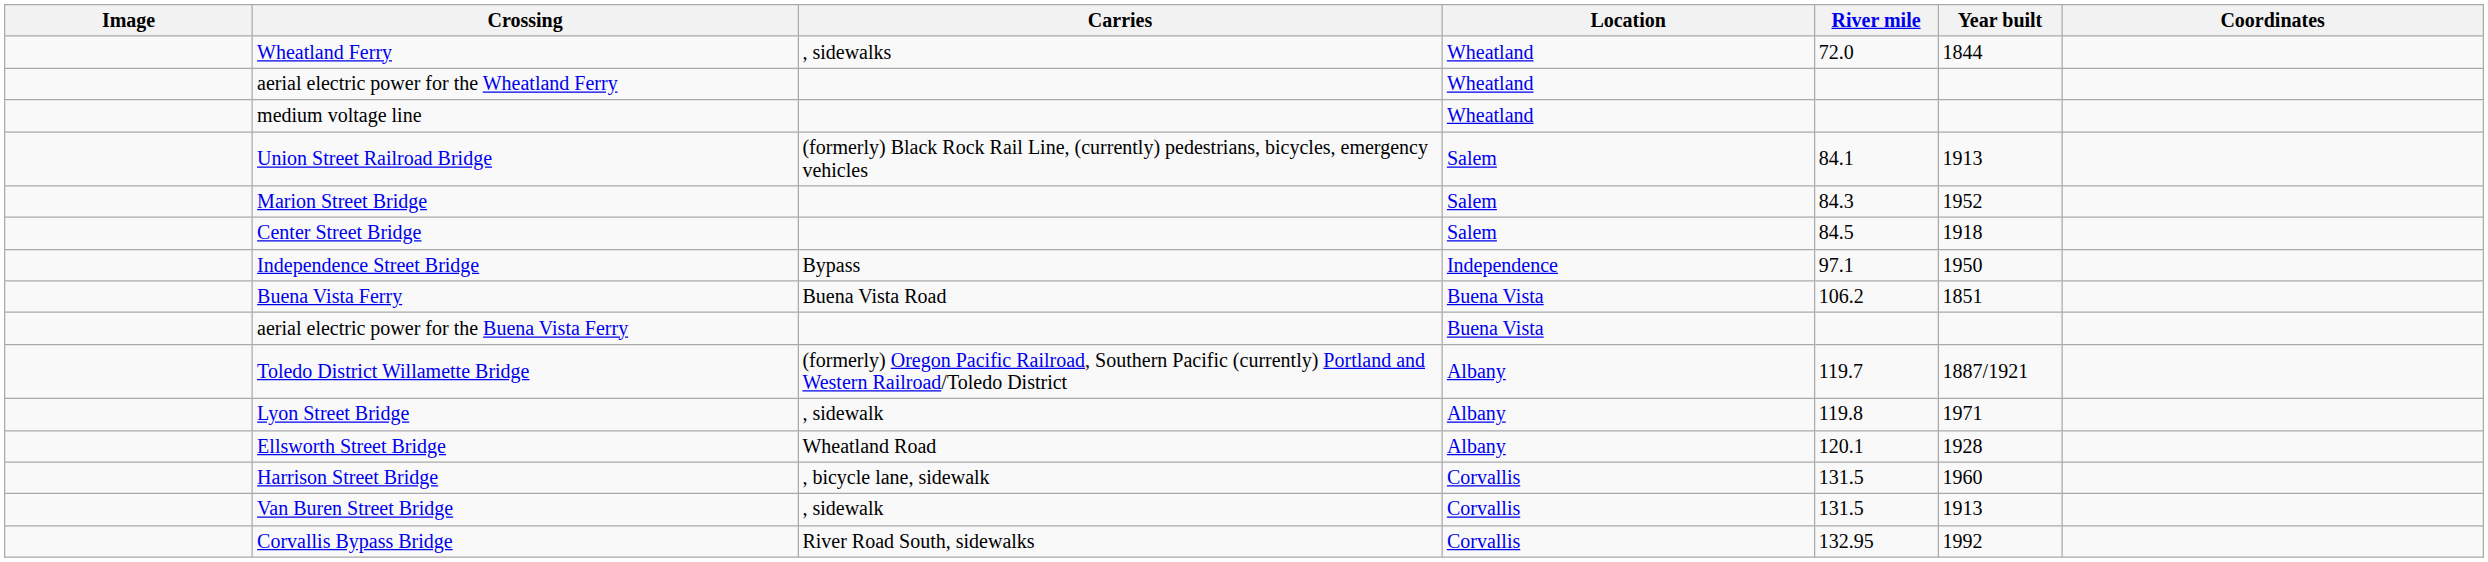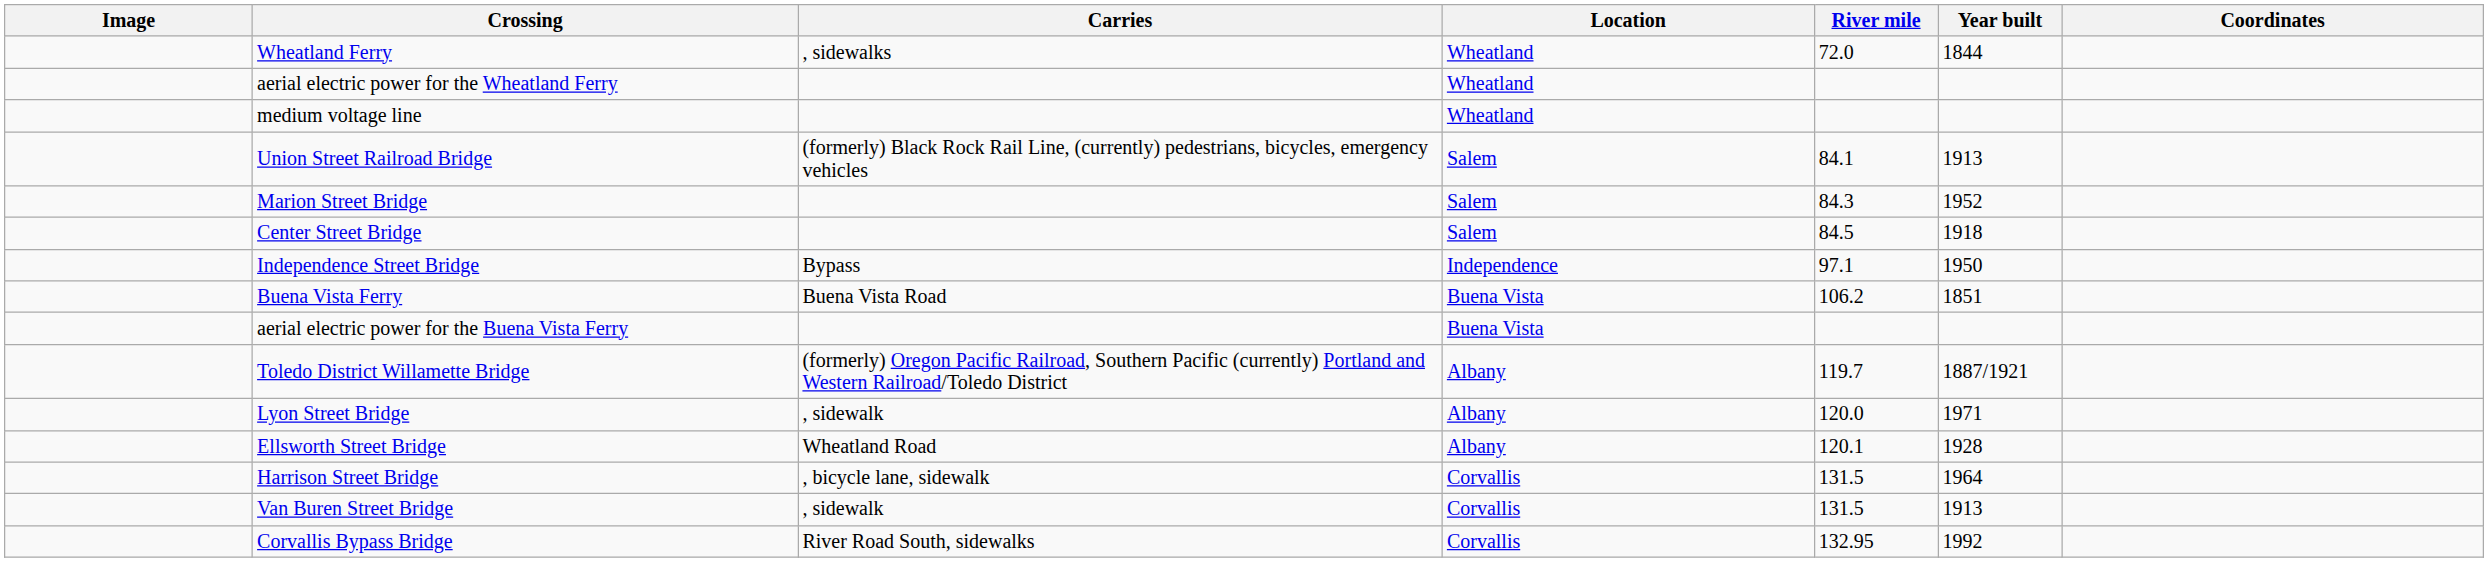(1841, 414) 119.8 -> (1841, 414) 120.0
(1963, 477) 1960 -> (1963, 477) 1964
